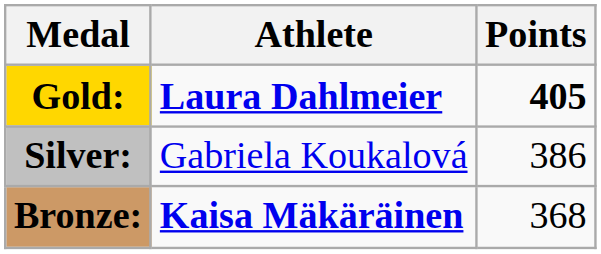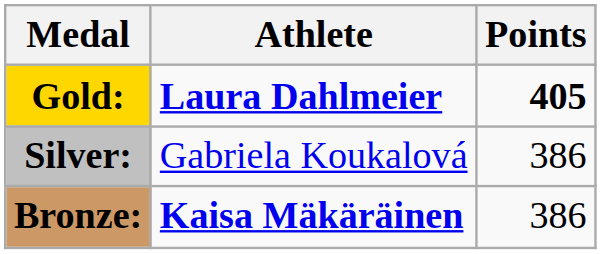(558, 215) 368 -> (558, 215) 386
